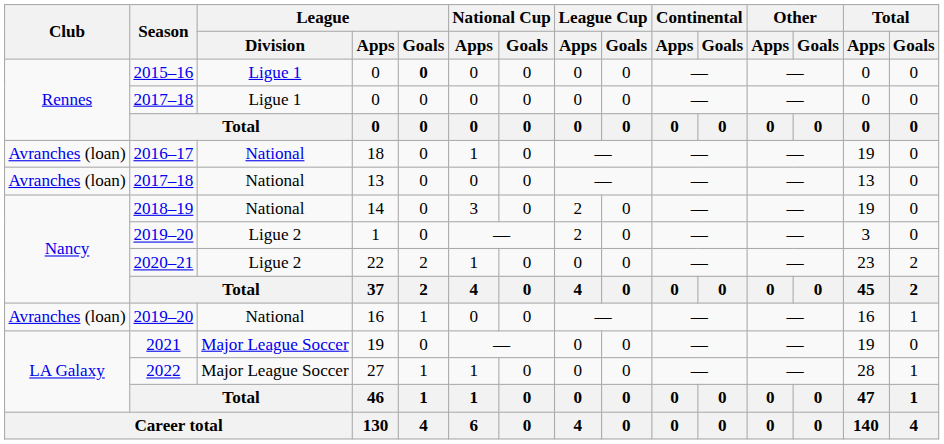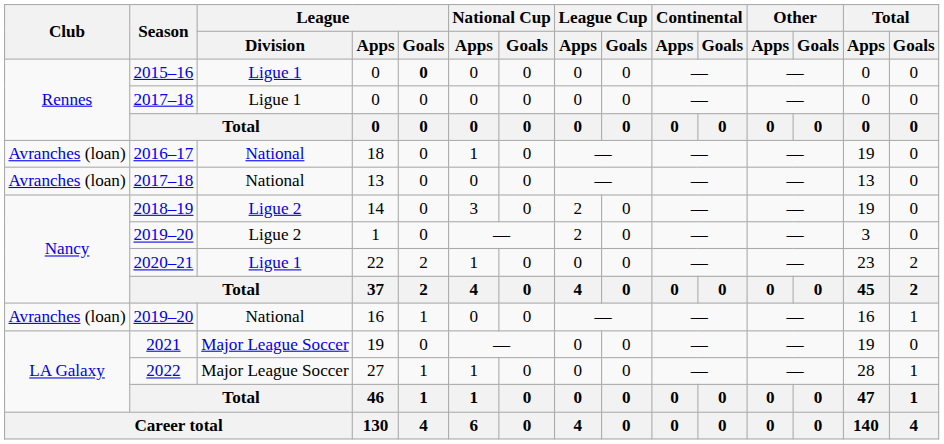(275, 208) National -> (275, 208) Ligue 2
(275, 262) Ligue 2 -> (275, 262) Ligue 1
